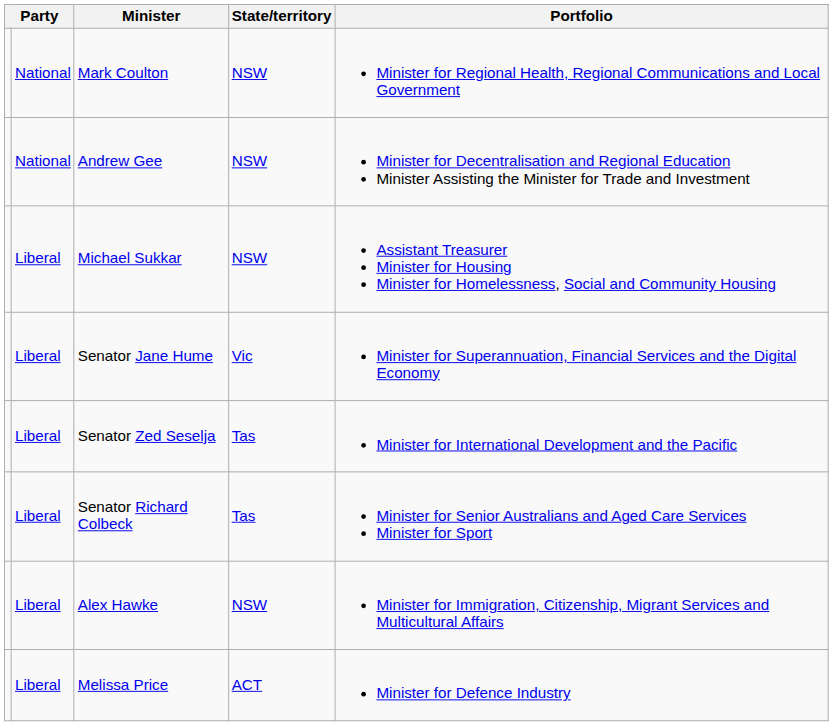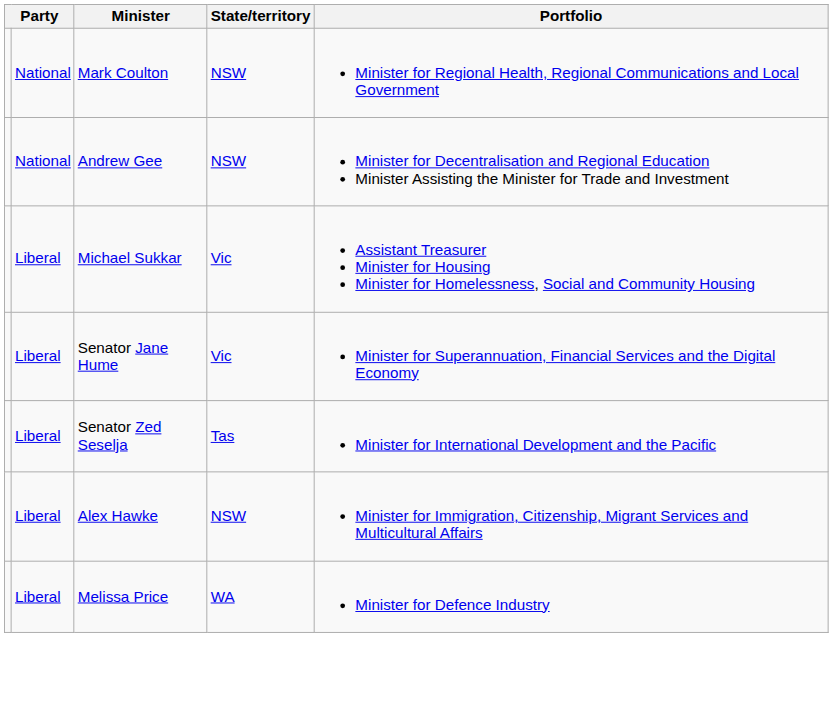(249, 258) NSW -> (221, 258) Vic
- row: (133, 516)
(247, 685) ACT -> (223, 596) WA
